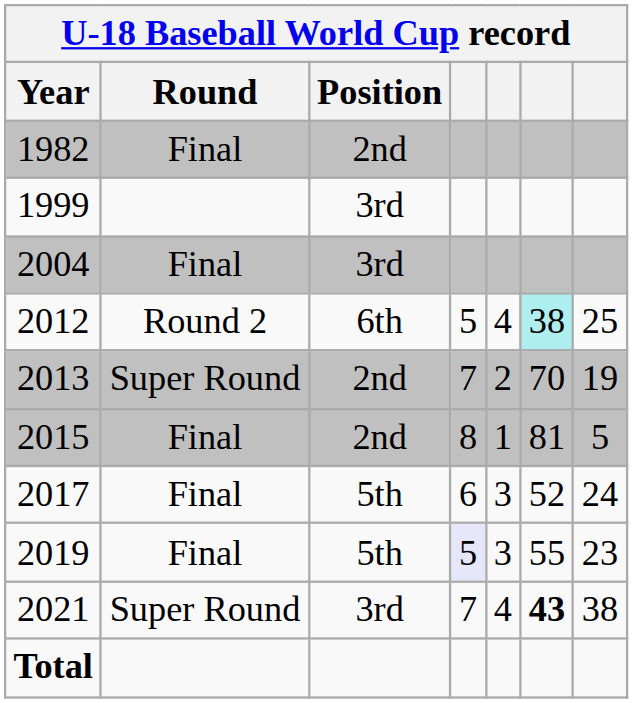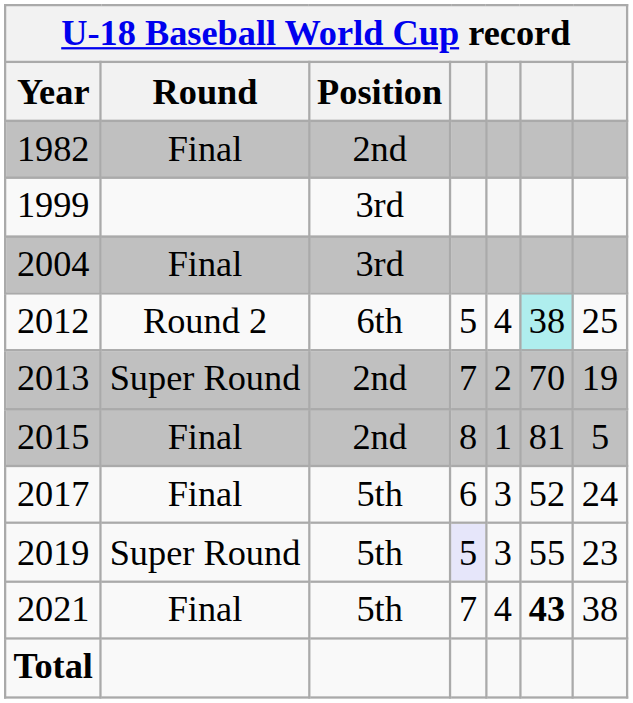(205, 551) Final -> (205, 551) Super Round
(205, 609) Super Round -> (205, 609) Final
(380, 609) 3rd -> (380, 609) 5th
